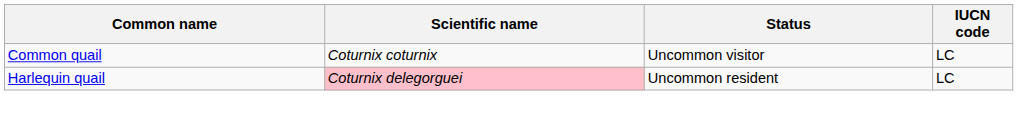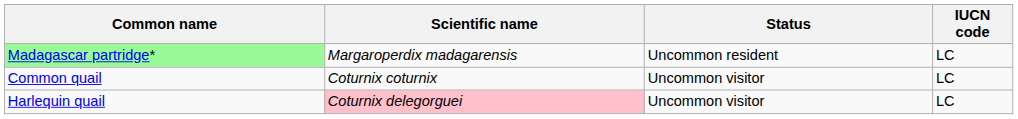+ row: (81, 55)
(713, 78) Uncommon resident -> (706, 101) Uncommon visitor
